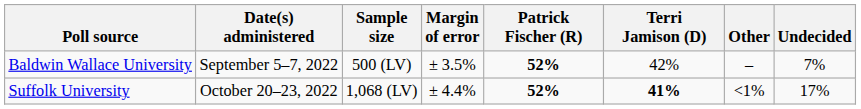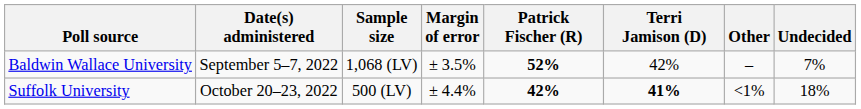(382, 64) 500 (LV) -> (382, 64) 1,068 (LV)
(382, 91) 1,068 (LV) -> (382, 91) 500 (LV)
(544, 91) 52% -> (544, 91) 42%
(815, 91) 17% -> (815, 91) 18%
